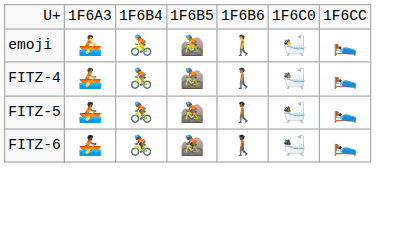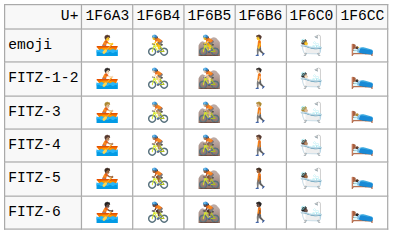+ row: (43, 79)
+ row: (34, 112)
